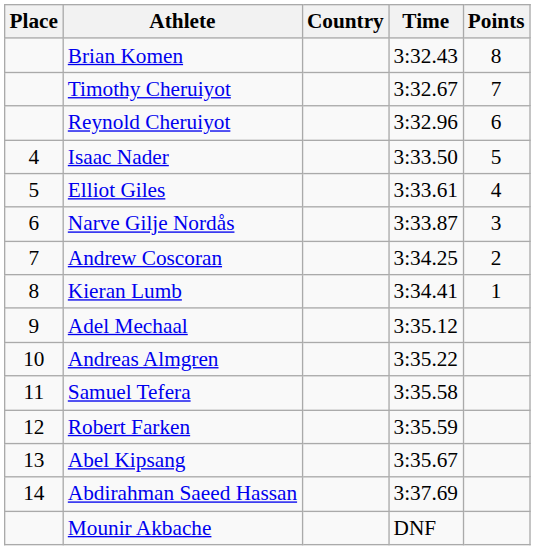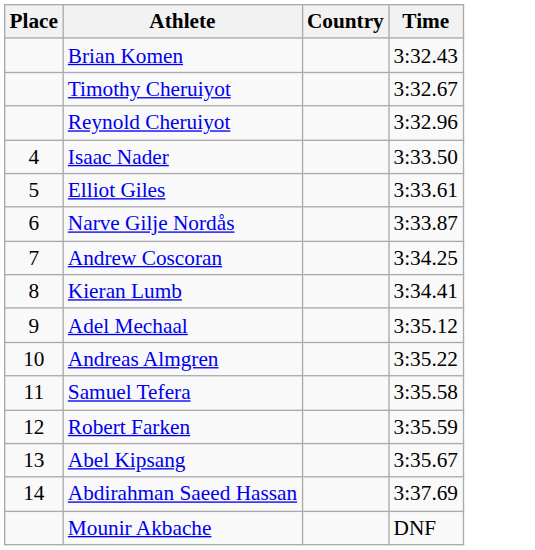- column: (496, 21)
